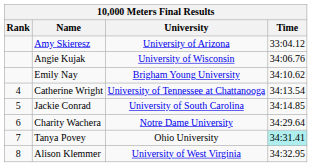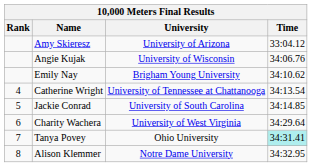(186, 122) Notre Dame University -> (186, 122) University of West Virginia
(186, 153) University of West Virginia -> (186, 153) Notre Dame University
